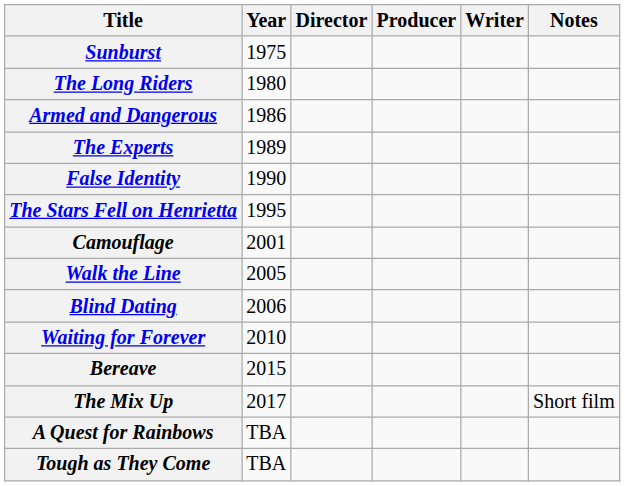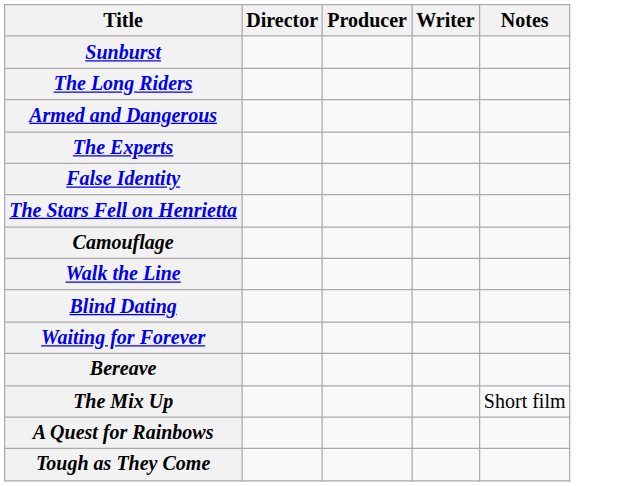- column: (266, 20)
